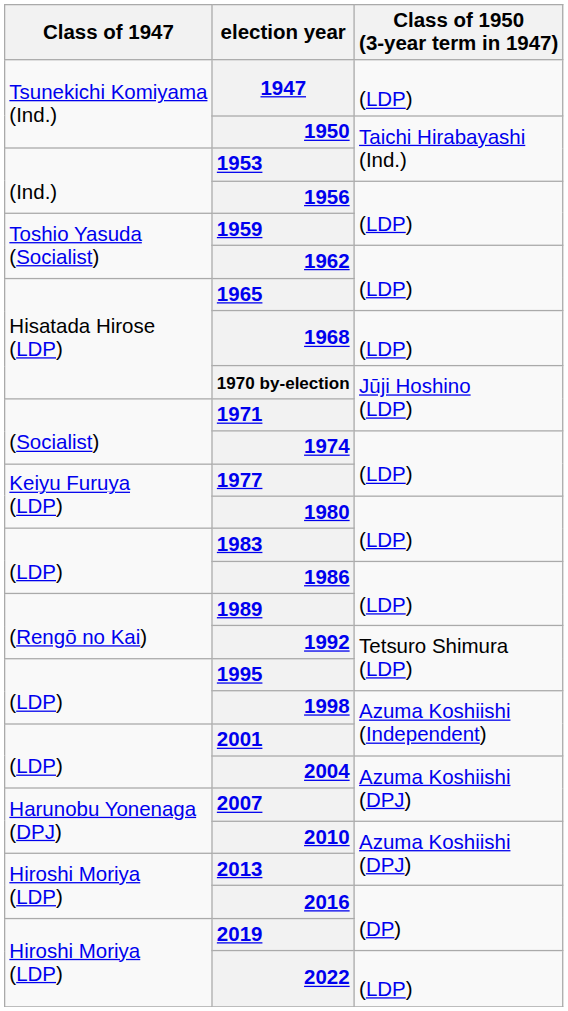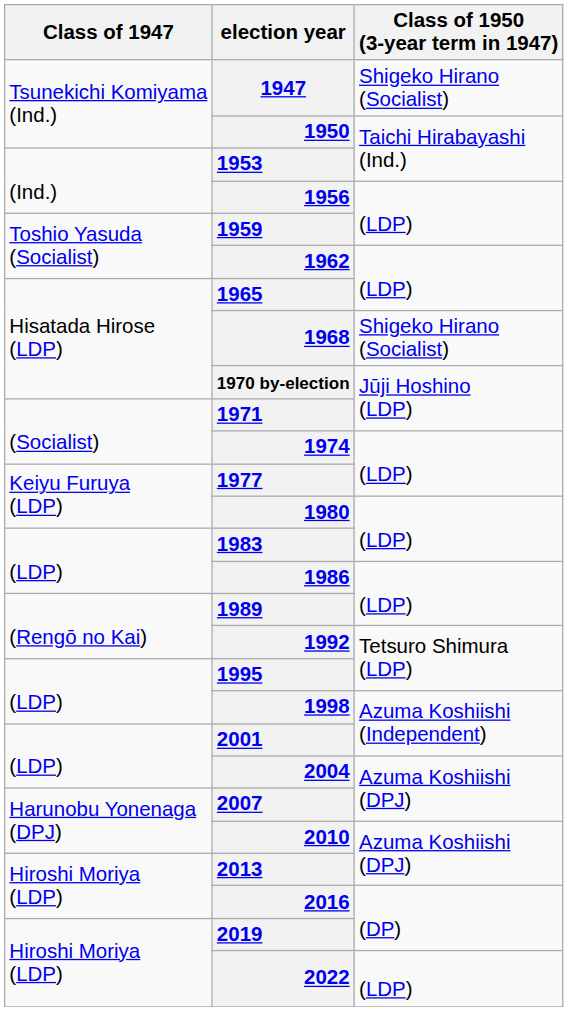(386, 99) (LDP) -> (429, 87) Shigeko Hirano (Socialist)
(386, 349) (LDP) -> (429, 338) Shigeko Hirano (Socialist)
